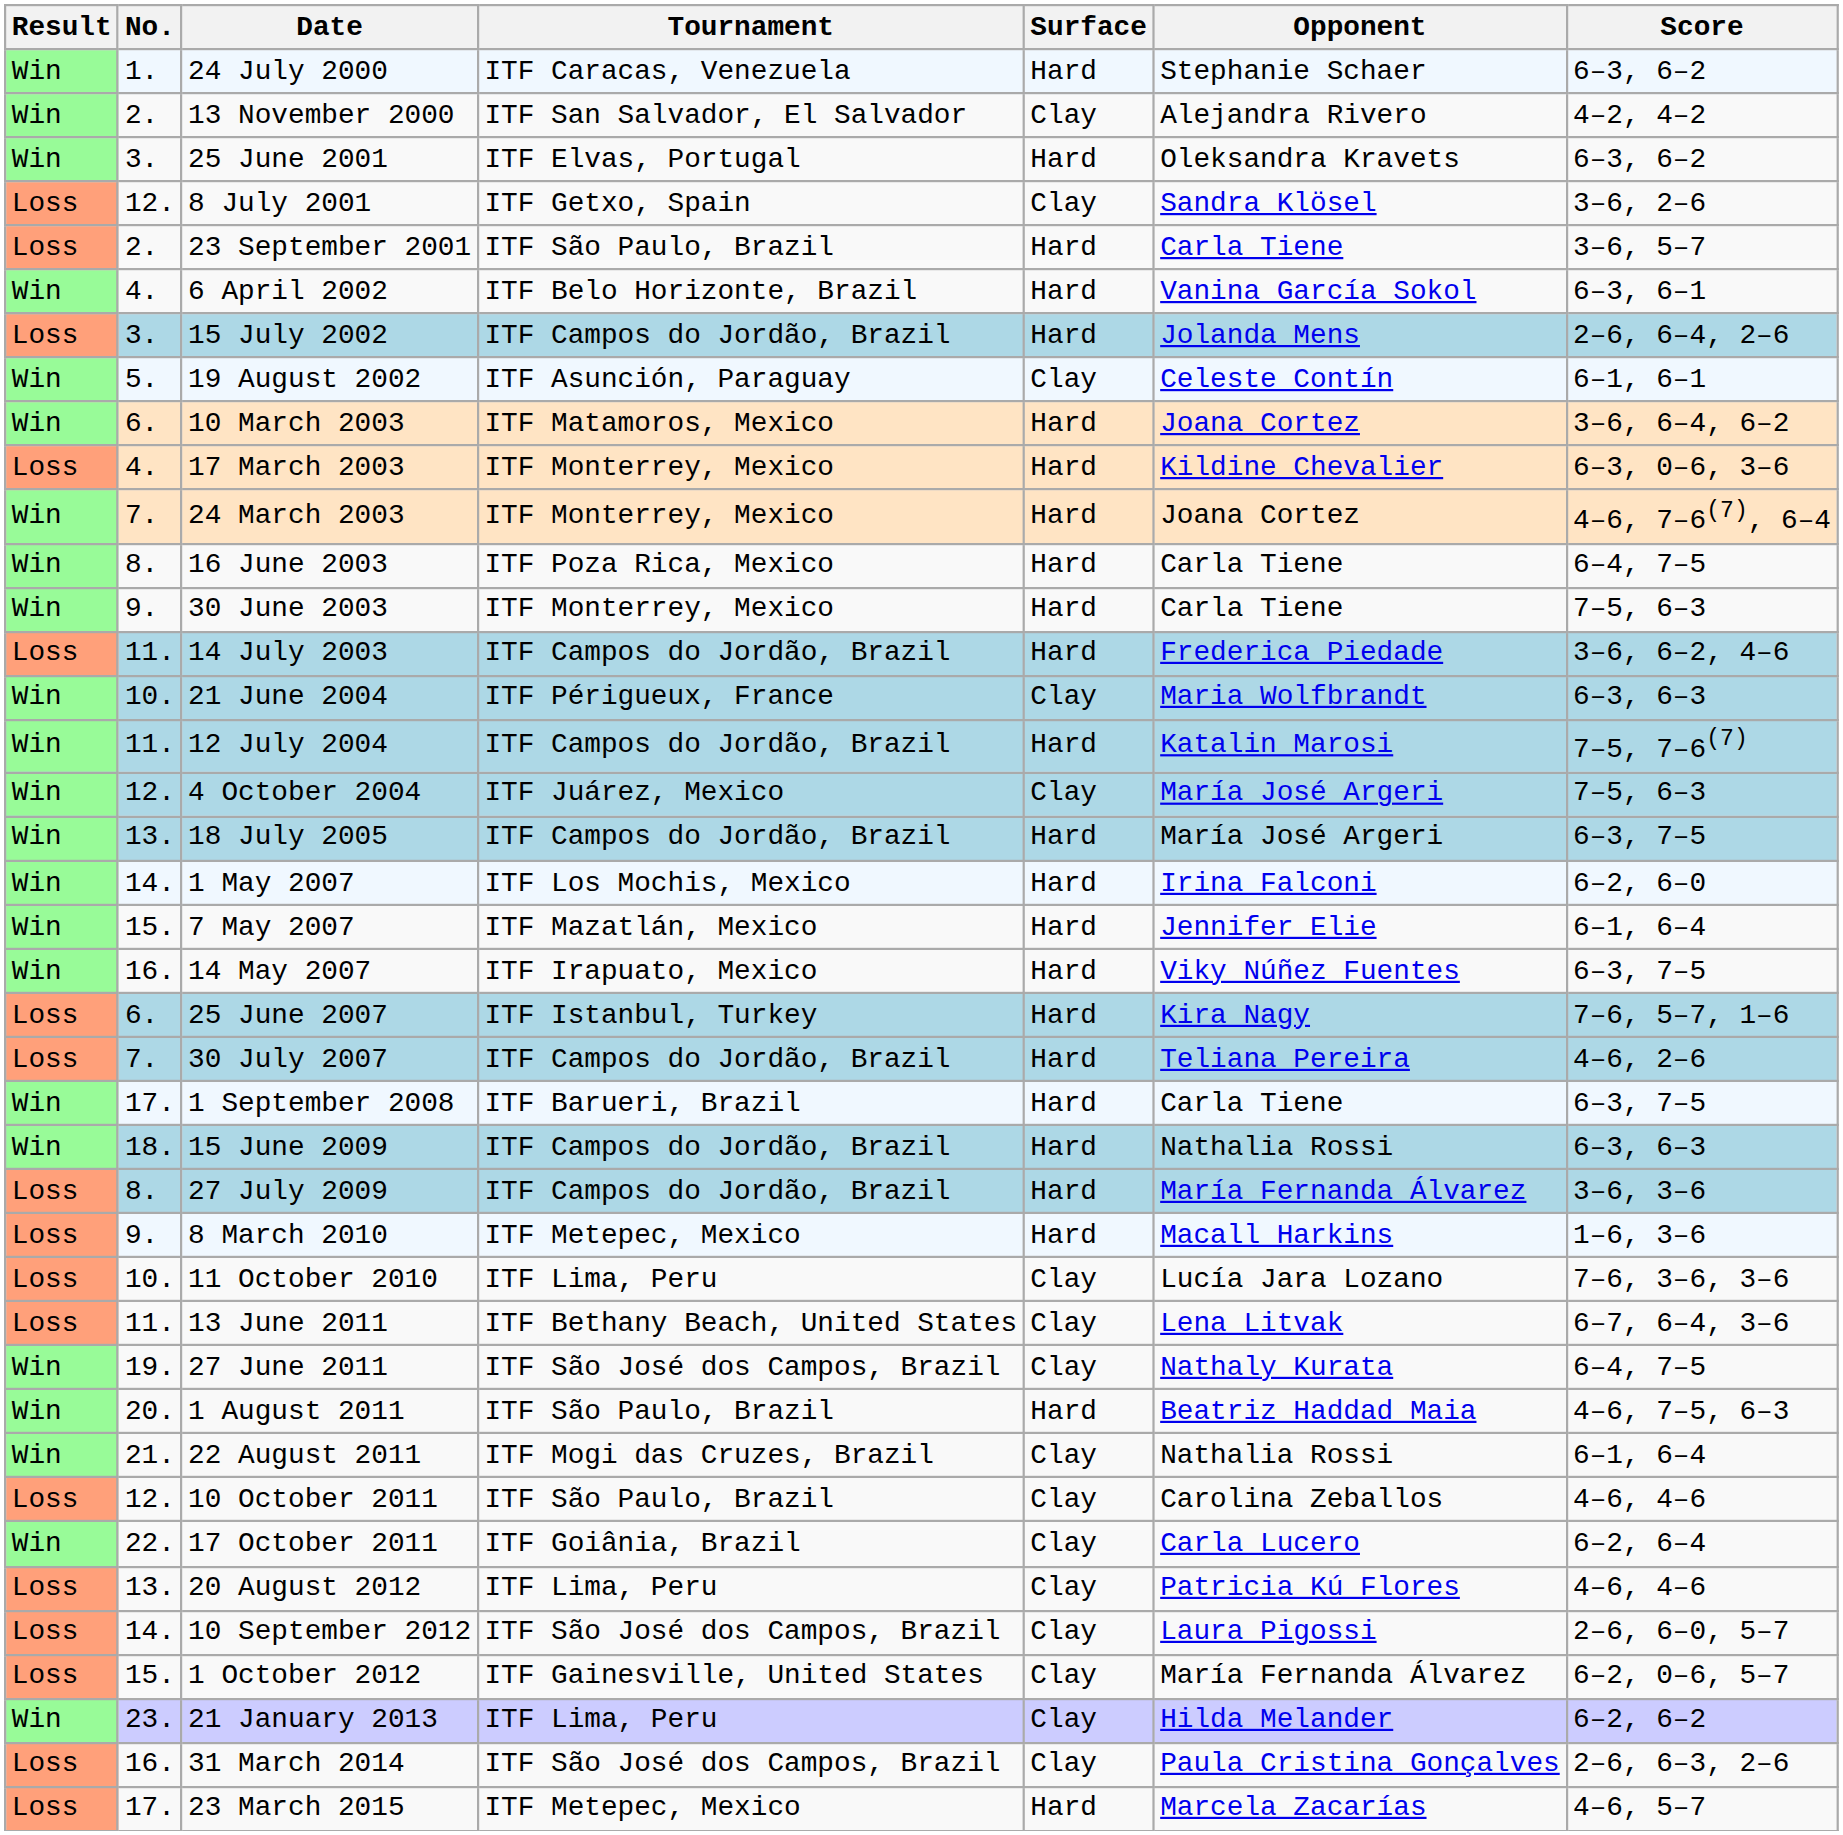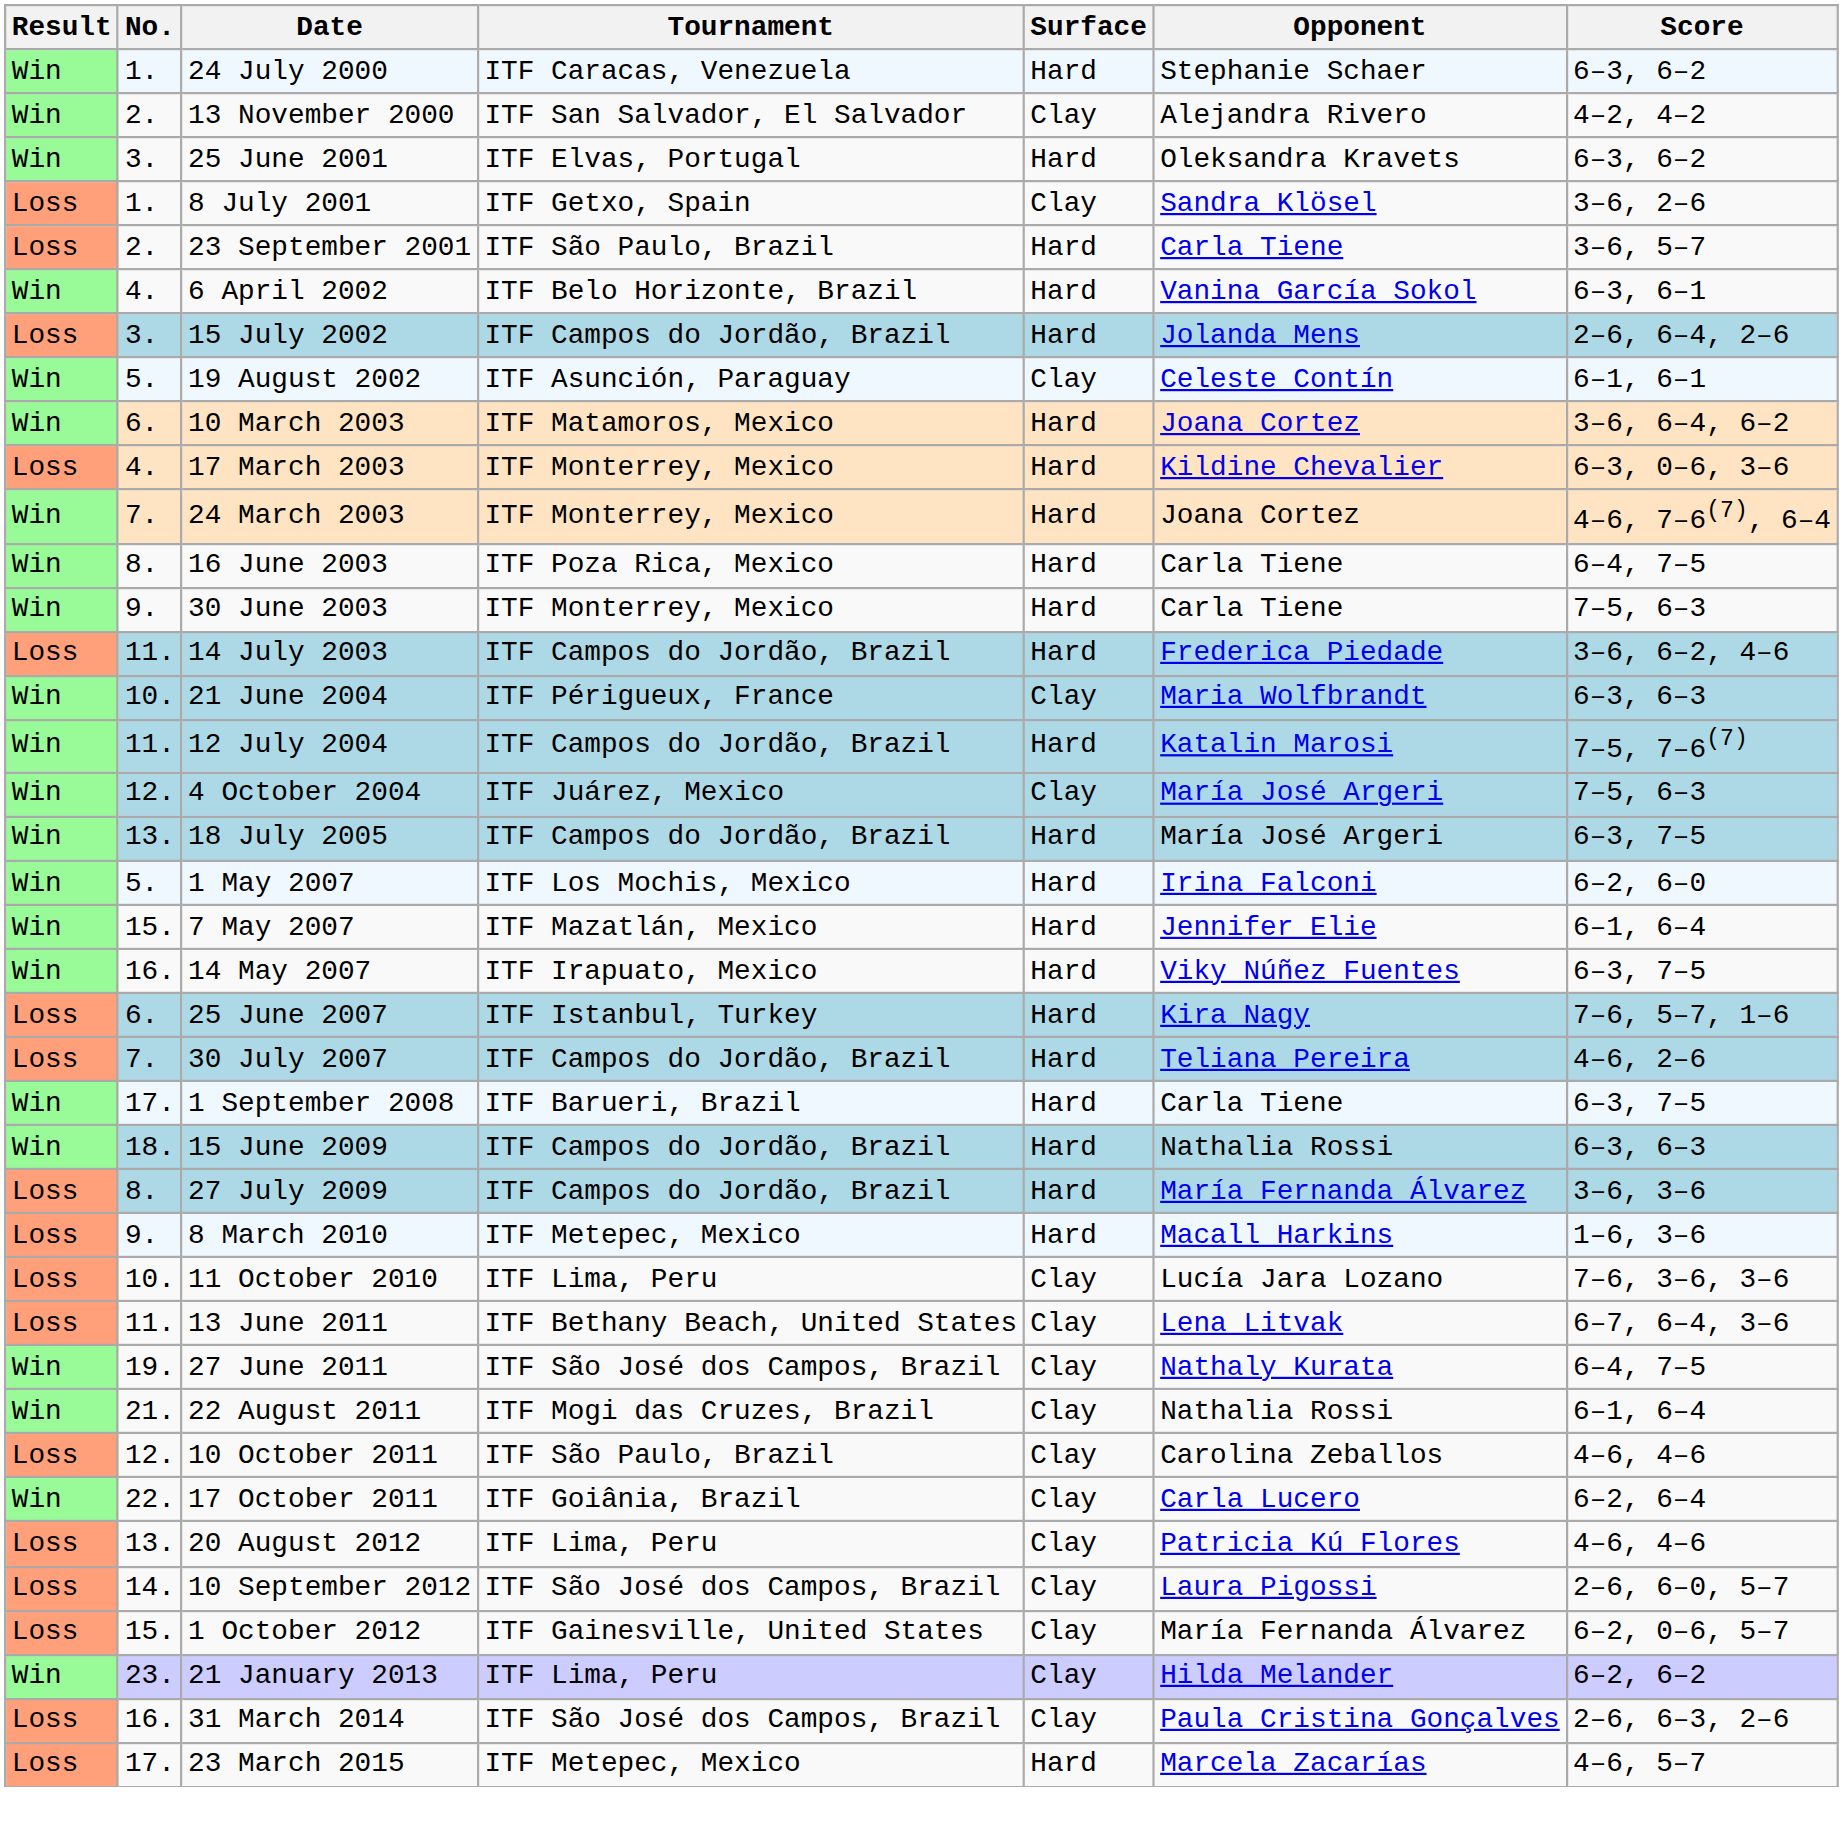(150, 203) 12. -> (142, 203) 1.
(150, 883) 14. -> (142, 883) 5.
- row: (296, 1411)
